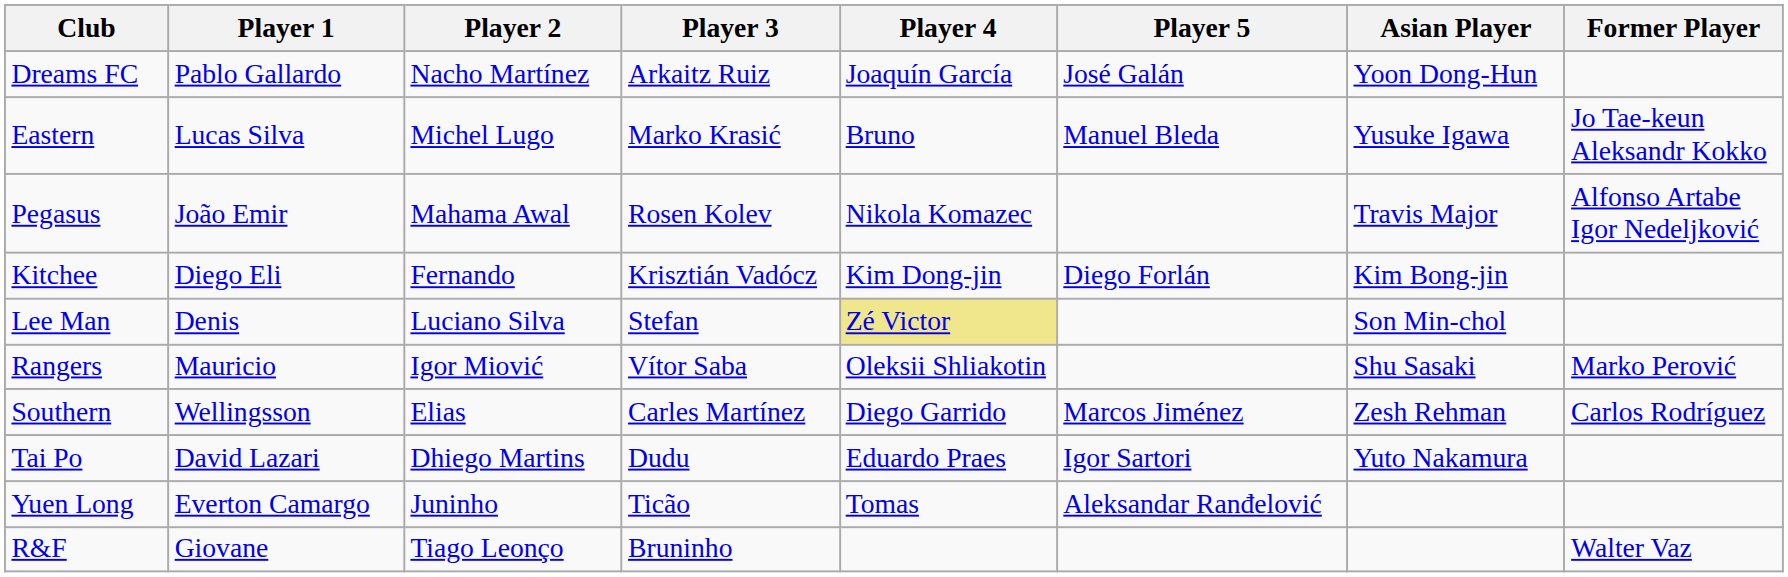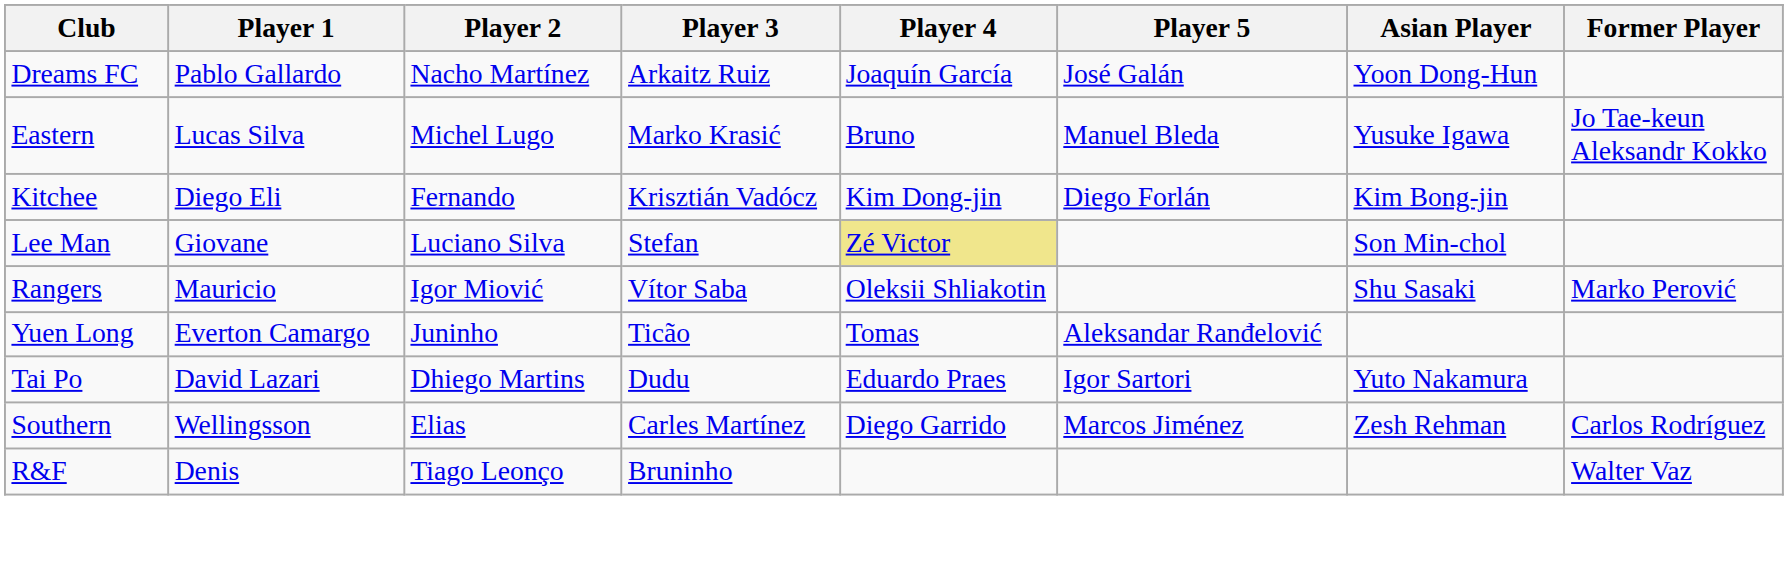- row: (56, 213)
(207, 320) Denis -> (221, 242) Giovane
rows swapped: (61, 412) <-> (72, 503)
(221, 548) Giovane -> (207, 470) Denis
